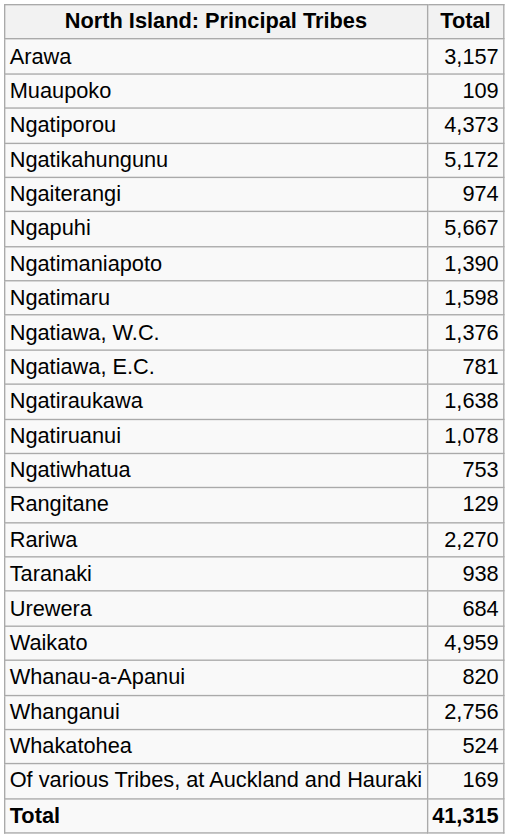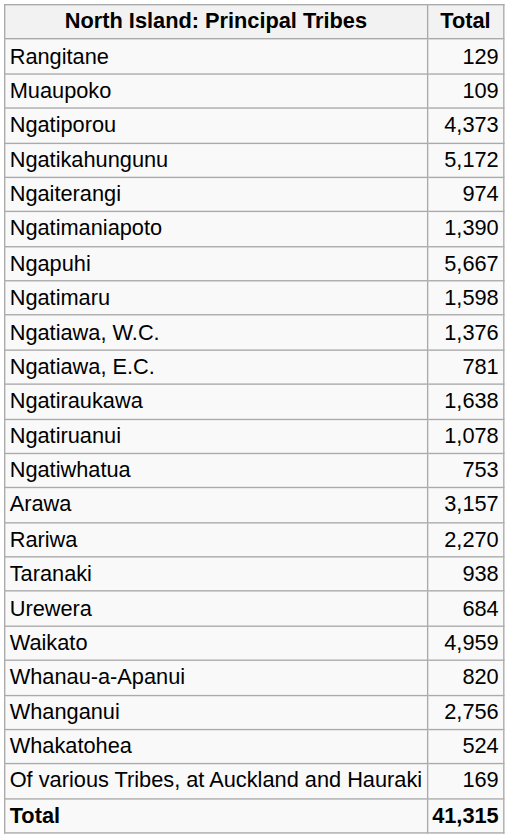rows swapped: (41, 56) <-> (59, 504)
rows swapped: (50, 228) <-> (86, 263)
